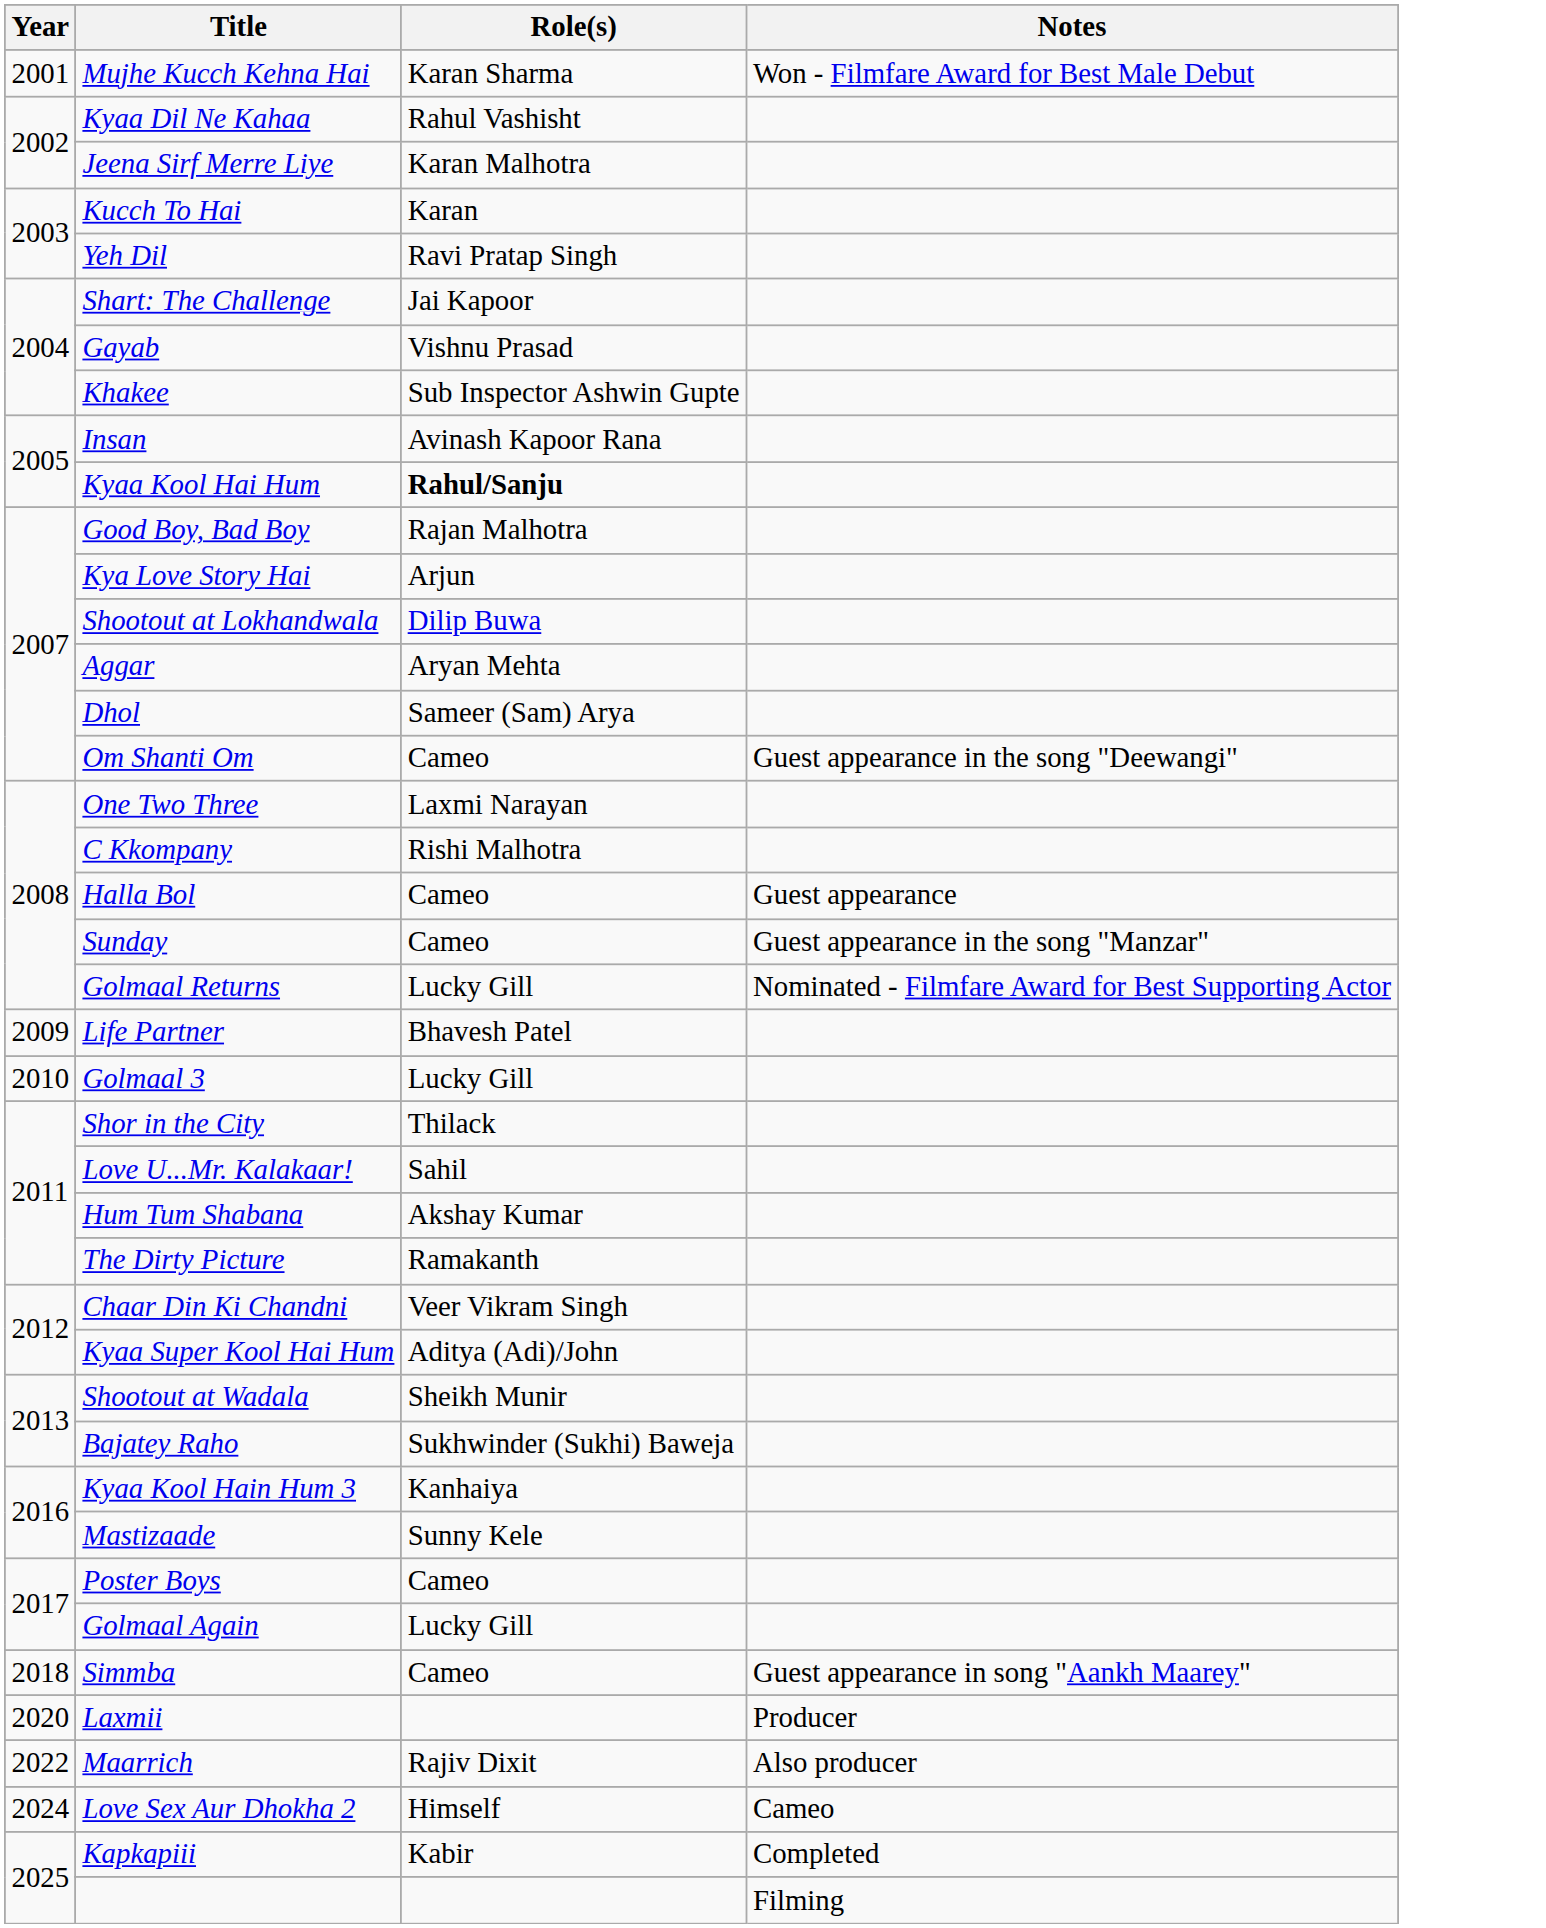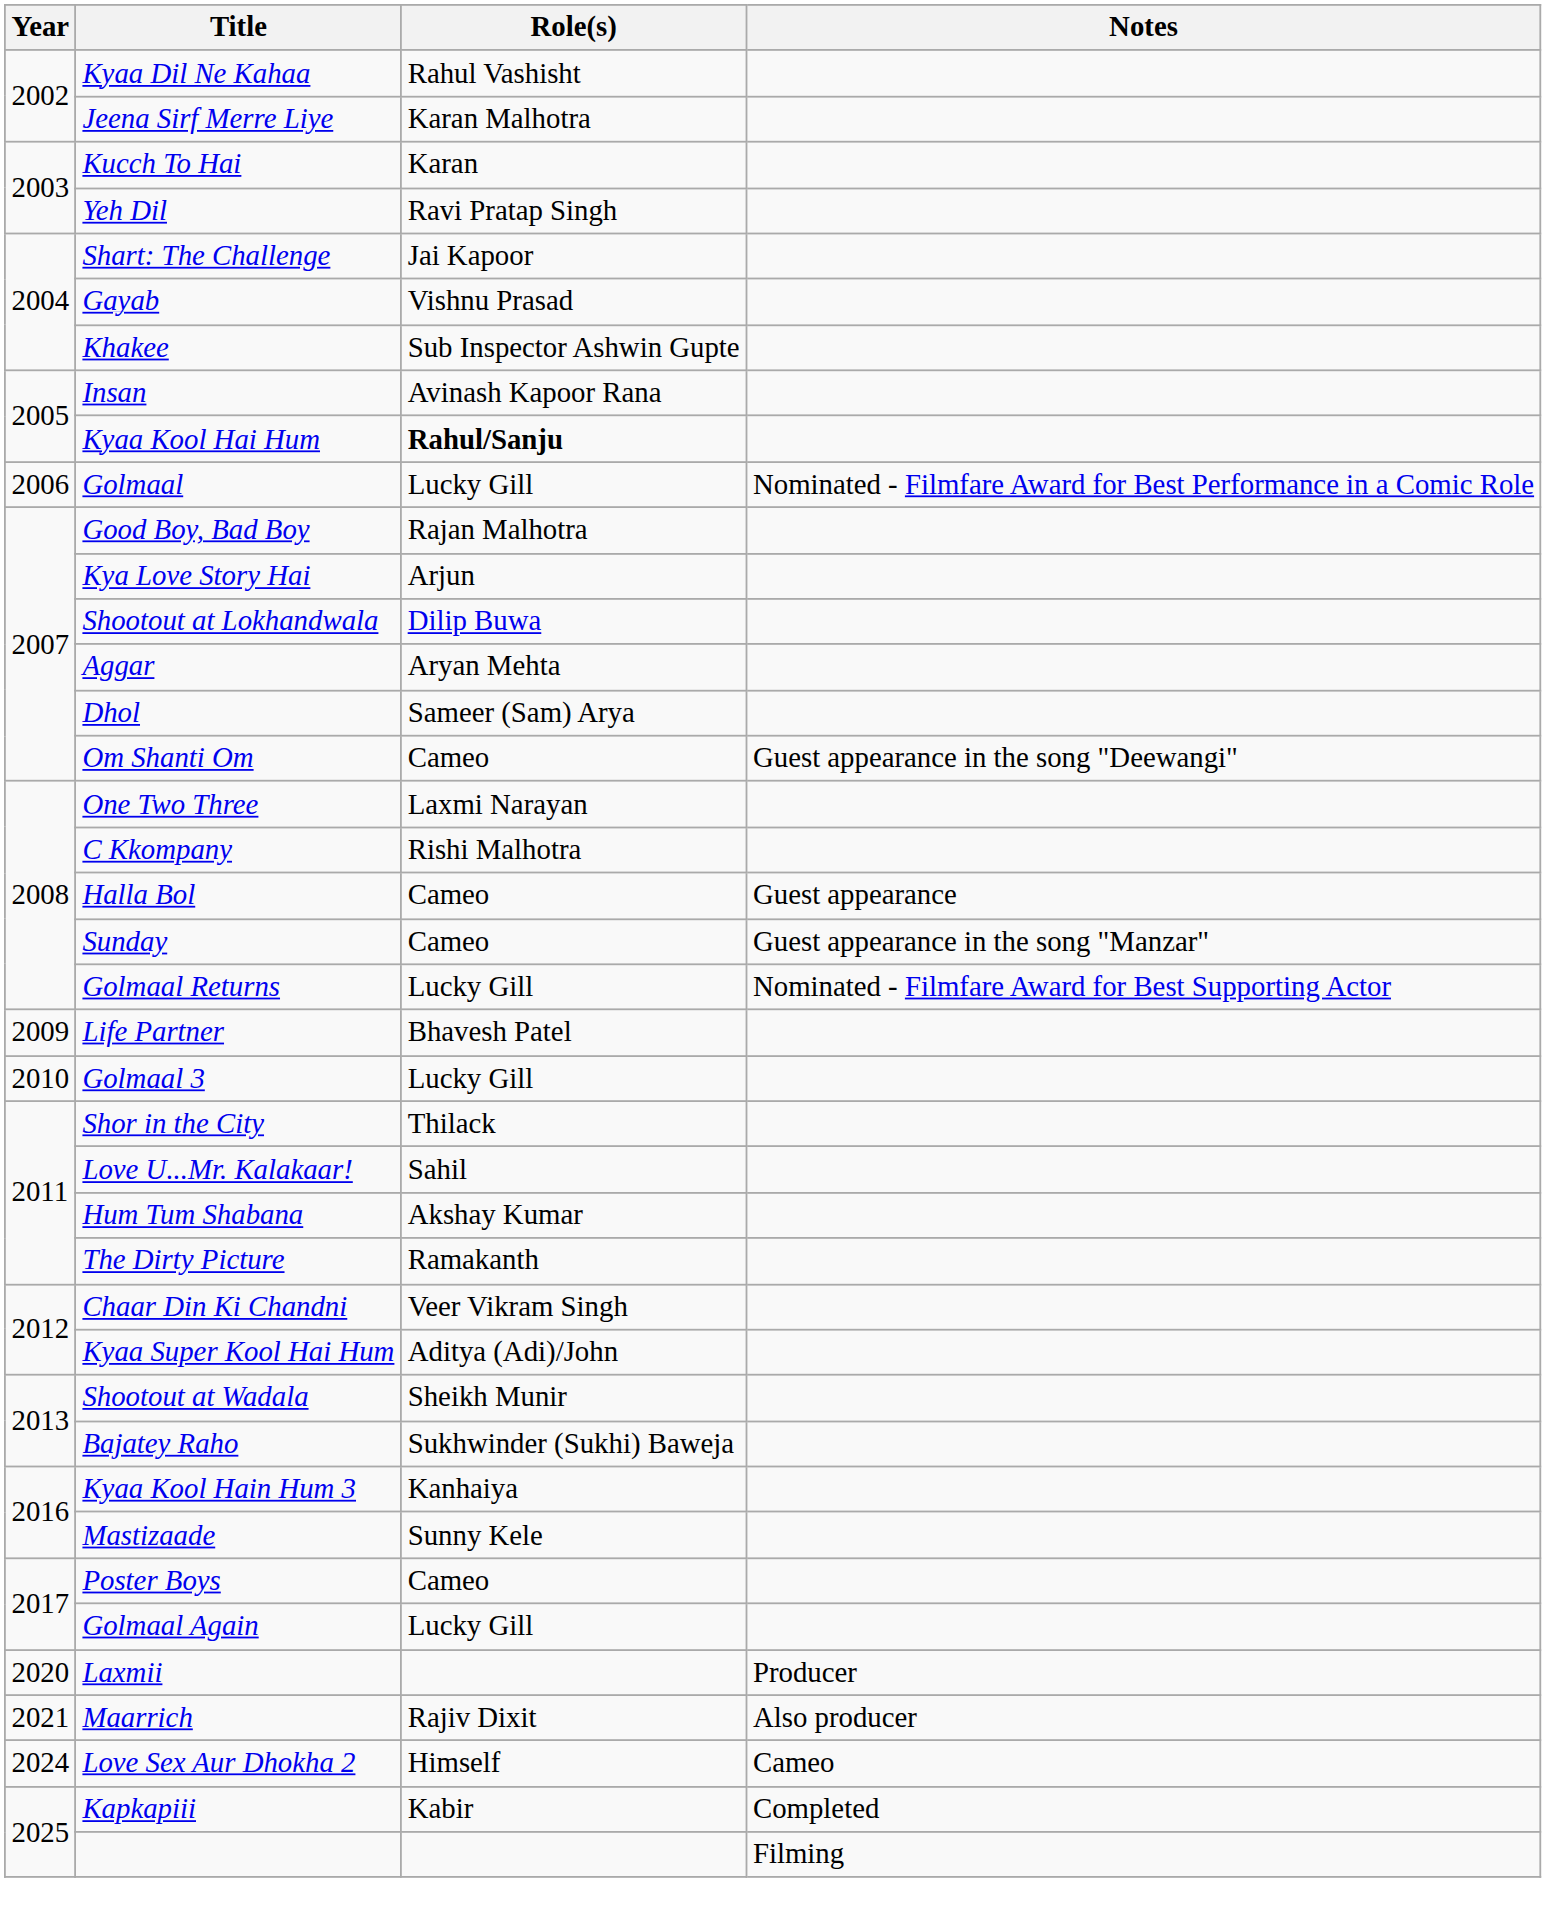- row: (226, 73)
+ row: (133, 484)
- row: (129, 1671)
(40, 1762) 2022 -> (40, 1717) 2021
